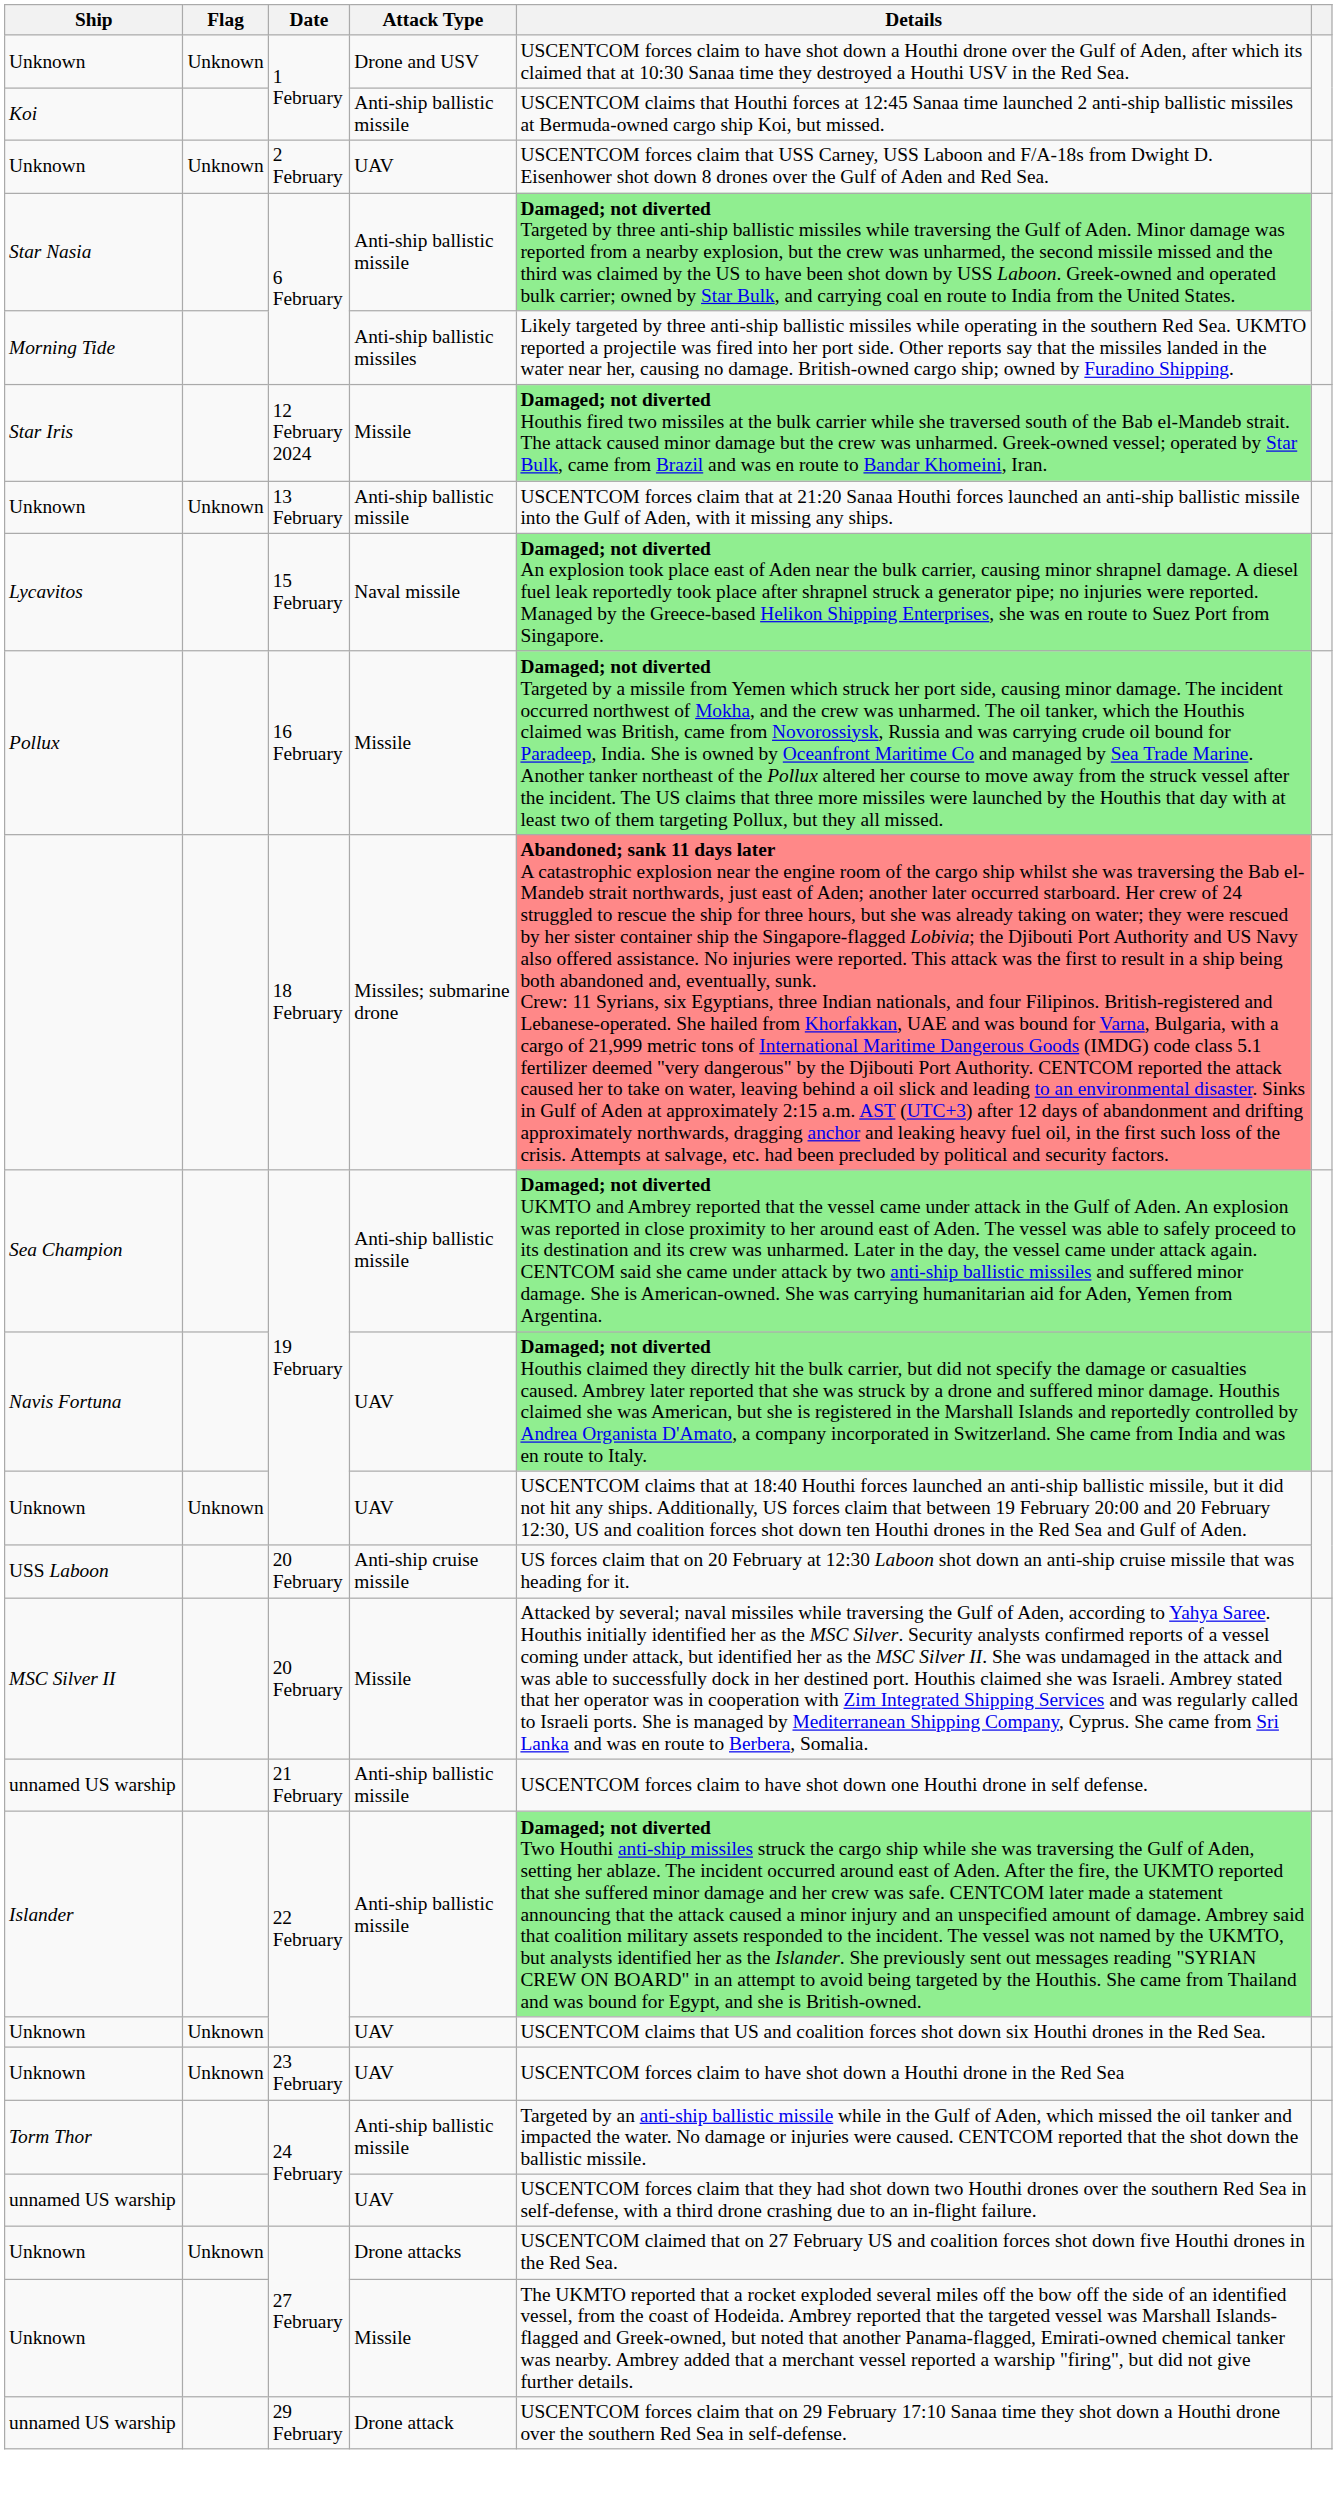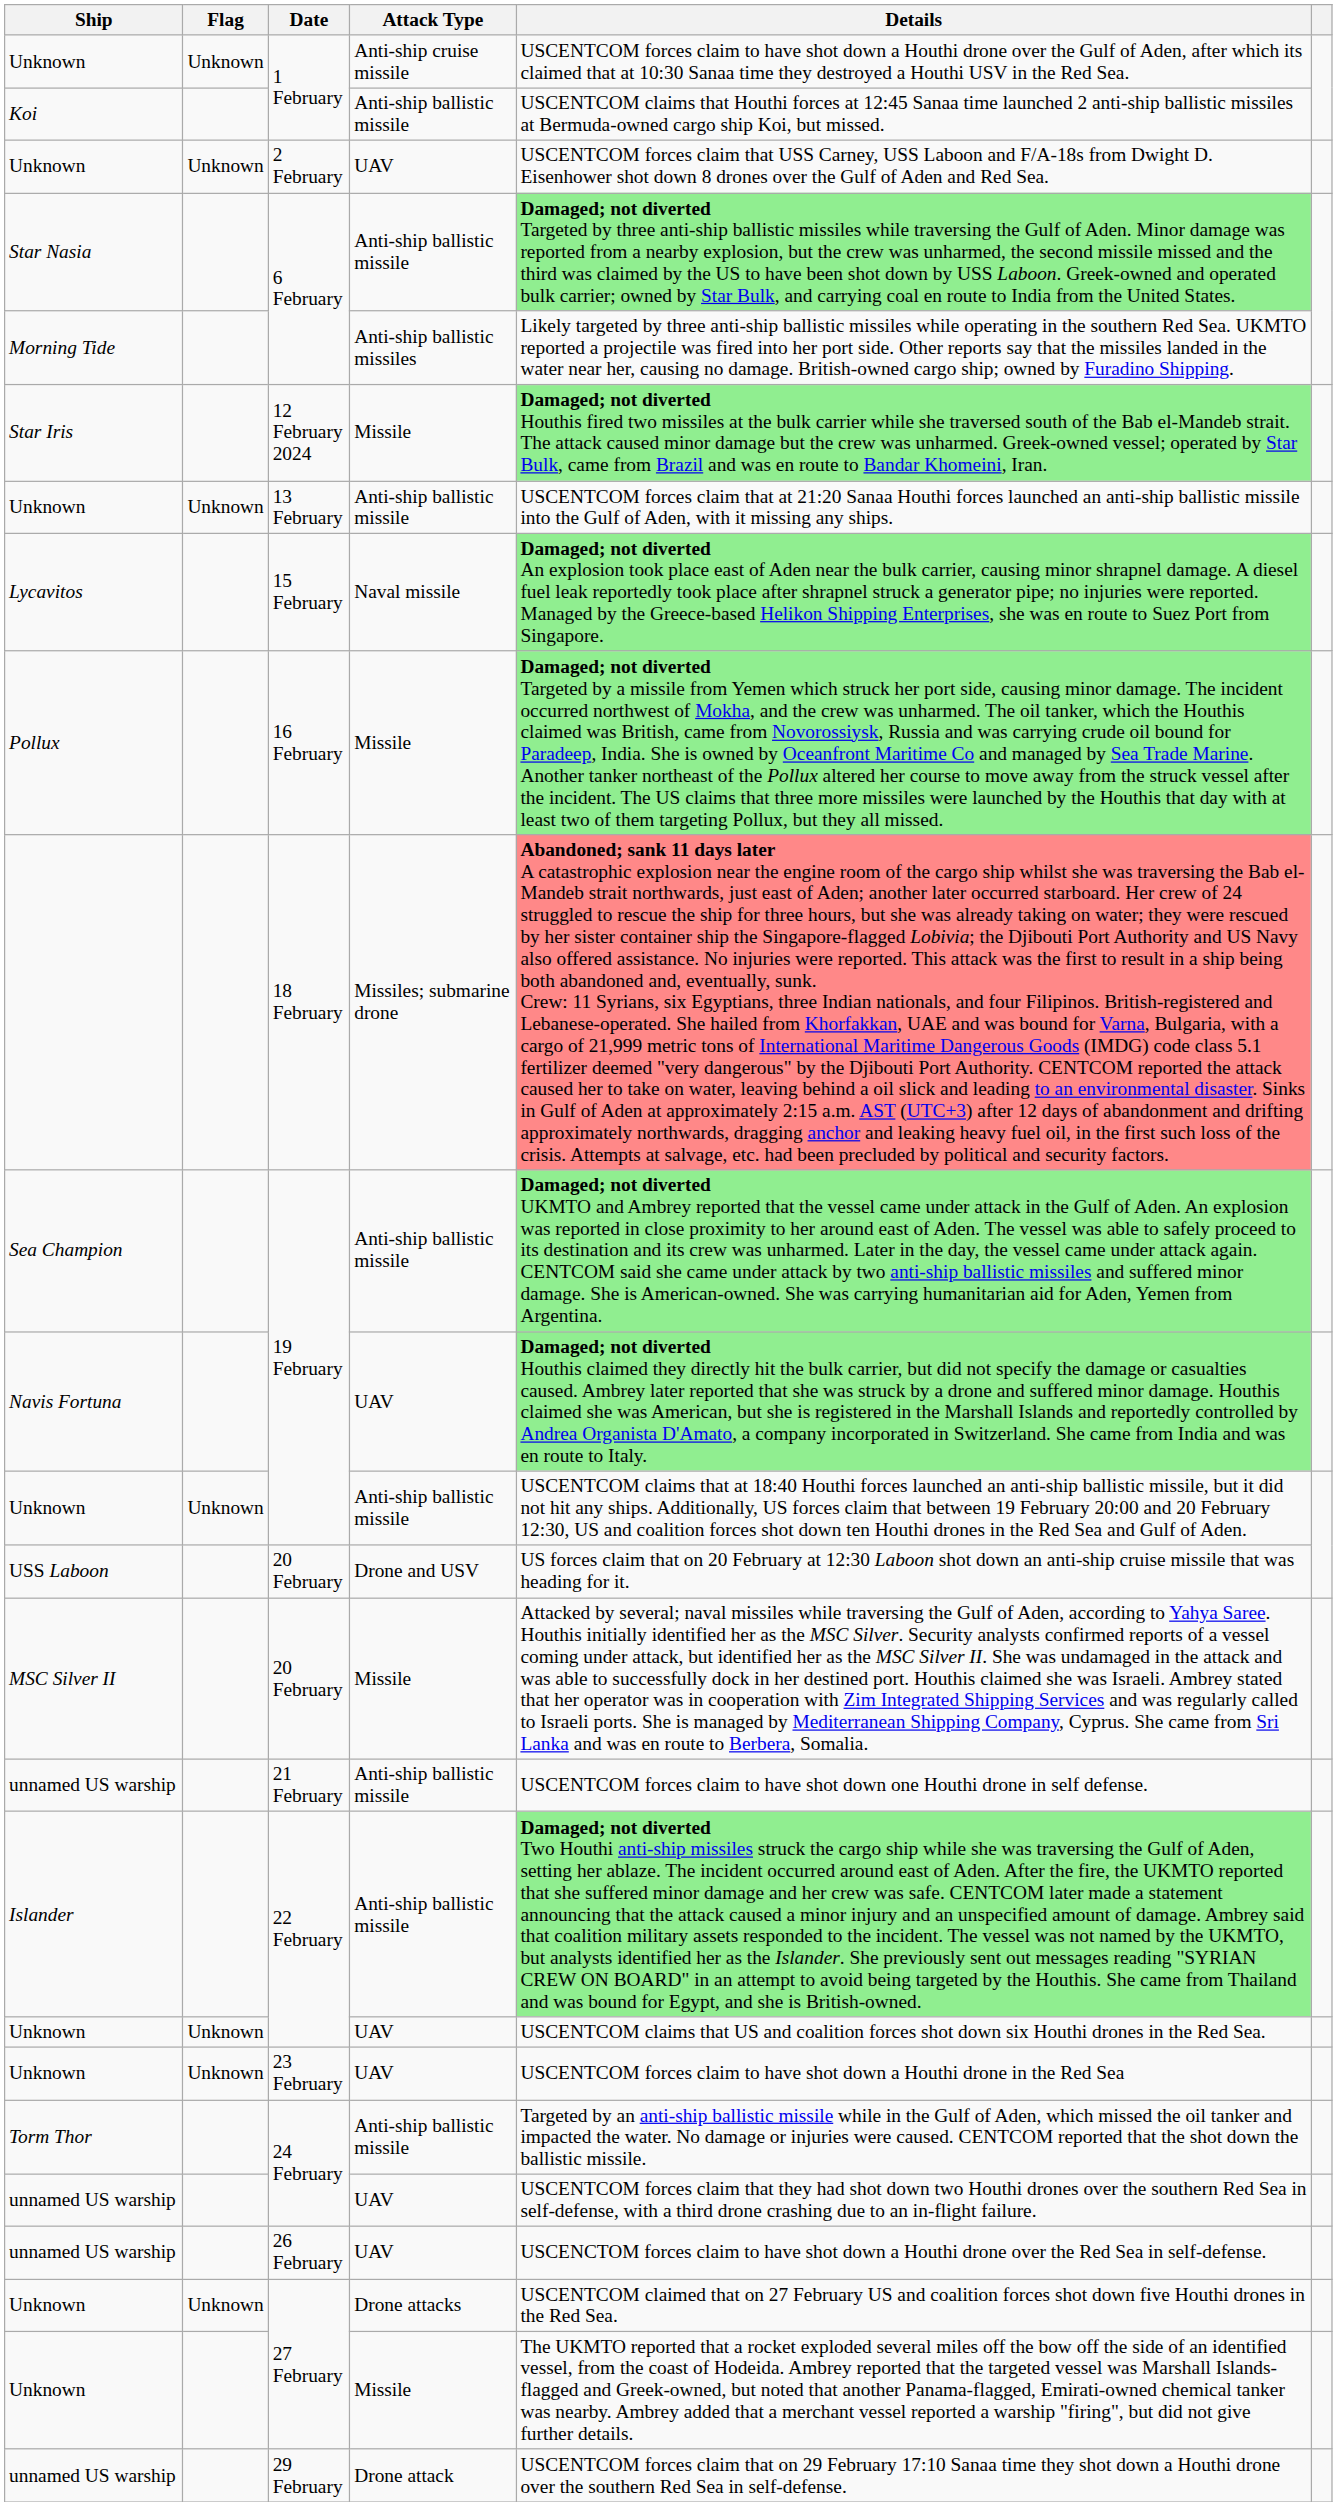(417, 61) Drone and USV -> (416, 61) Anti-ship cruise missile
(374, 1508) UAV -> (424, 1508) Anti-ship ballistic missile
(416, 1571) Anti-ship cruise missile -> (417, 1571) Drone and USV
+ row: (92, 2252)
